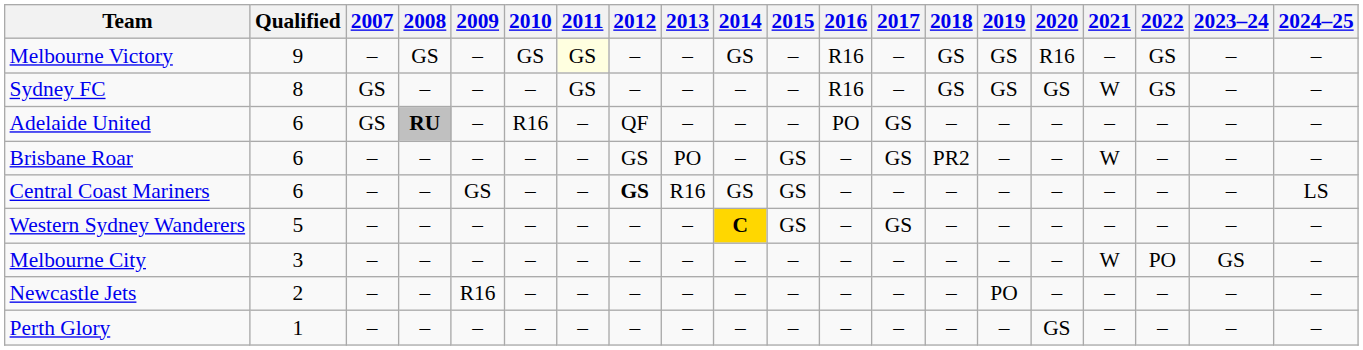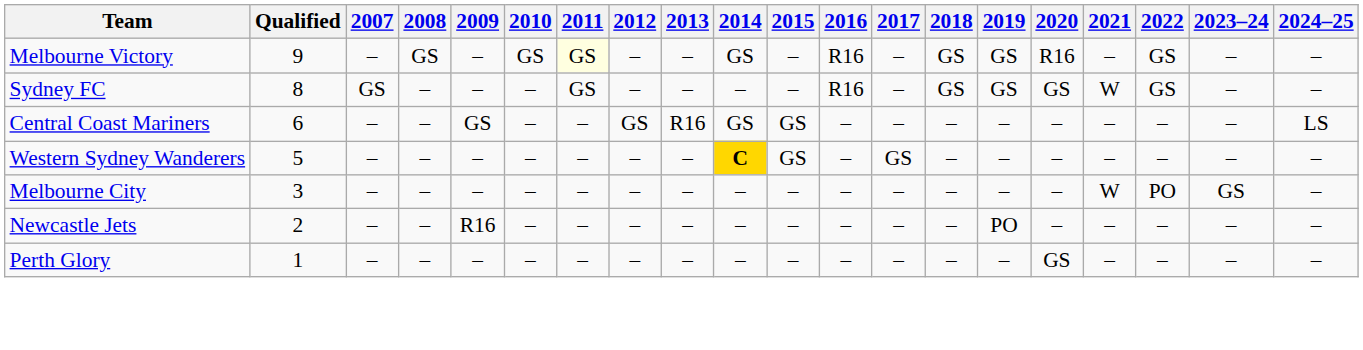- row: (80, 123)
- row: (71, 157)
(635, 191) bold -> (635, 123) normal
